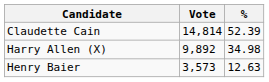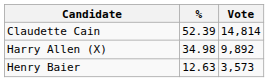columns swapped: (202, 13) <-> (244, 13)
